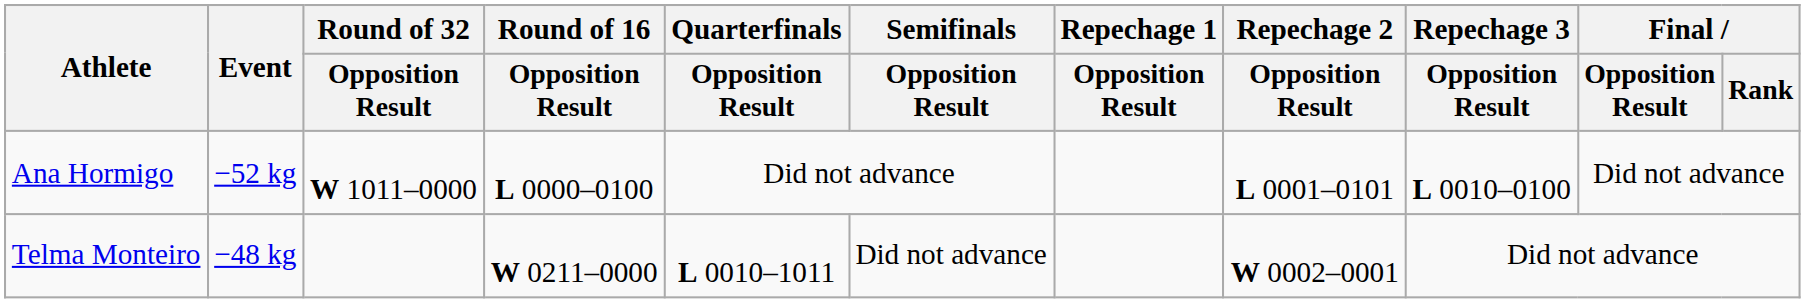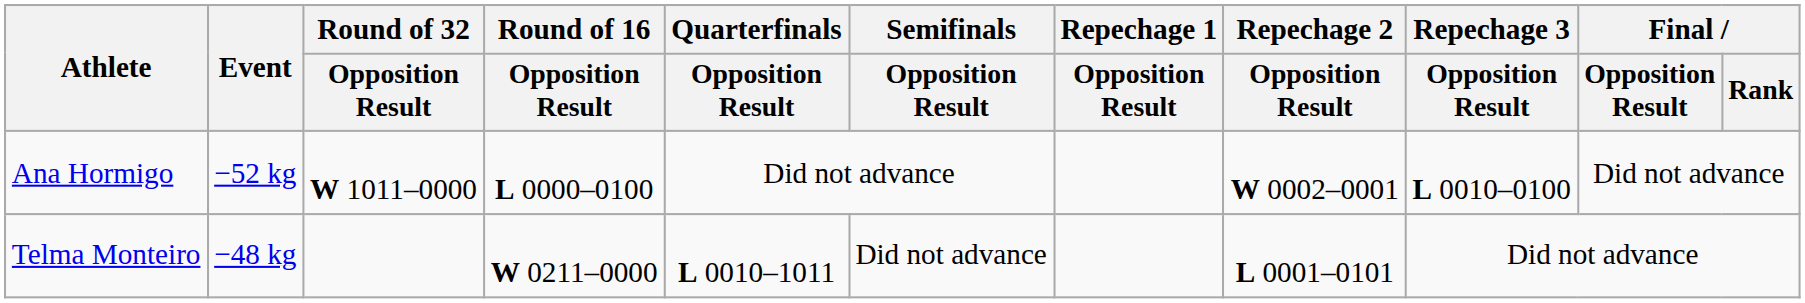(1315, 189) L 0001–0101 -> (1315, 189) W 0002–0001
(1315, 272) W 0002–0001 -> (1315, 272) L 0001–0101
